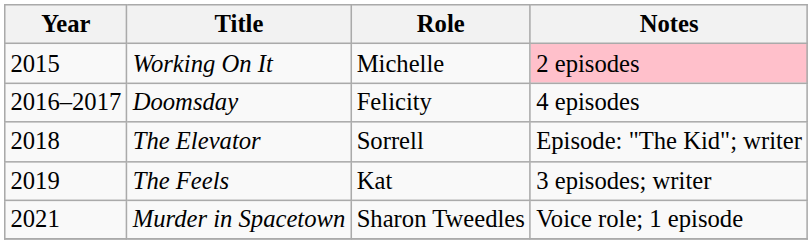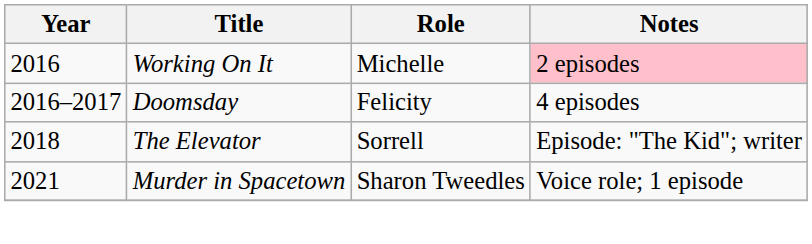(35, 63) 2015 -> (35, 63) 2016
- row: (181, 180)
